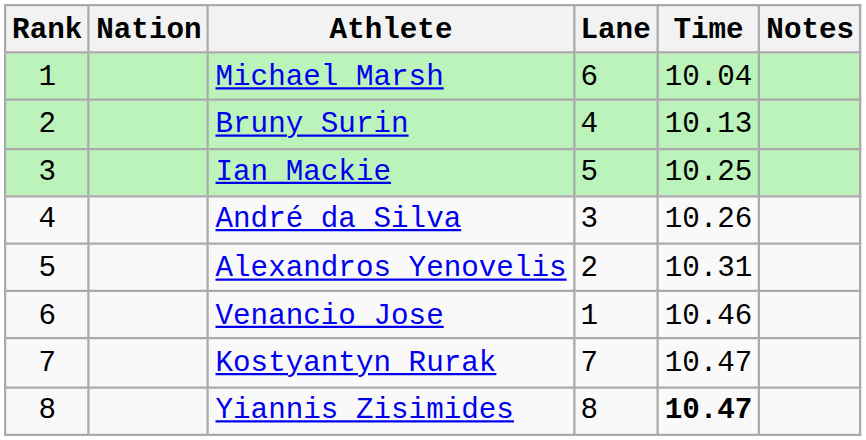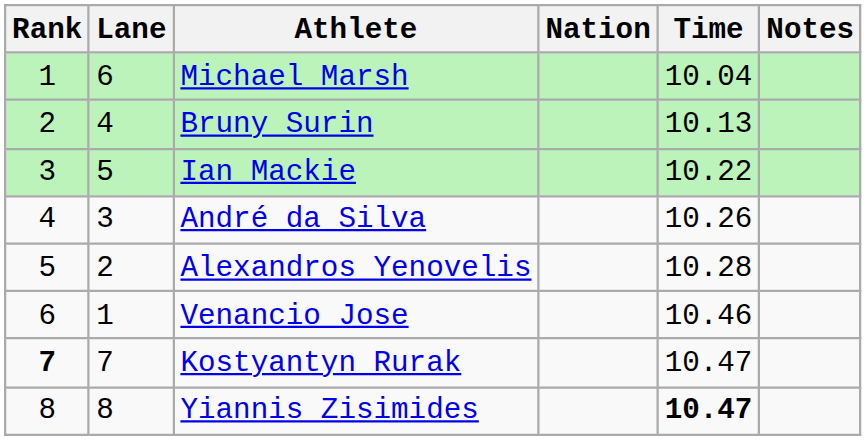columns swapped: (616, 29) <-> (149, 29)
(709, 172) 10.25 -> (709, 172) 10.22
(709, 267) 10.31 -> (709, 267) 10.28
(47, 363) normal -> (47, 363) bold
